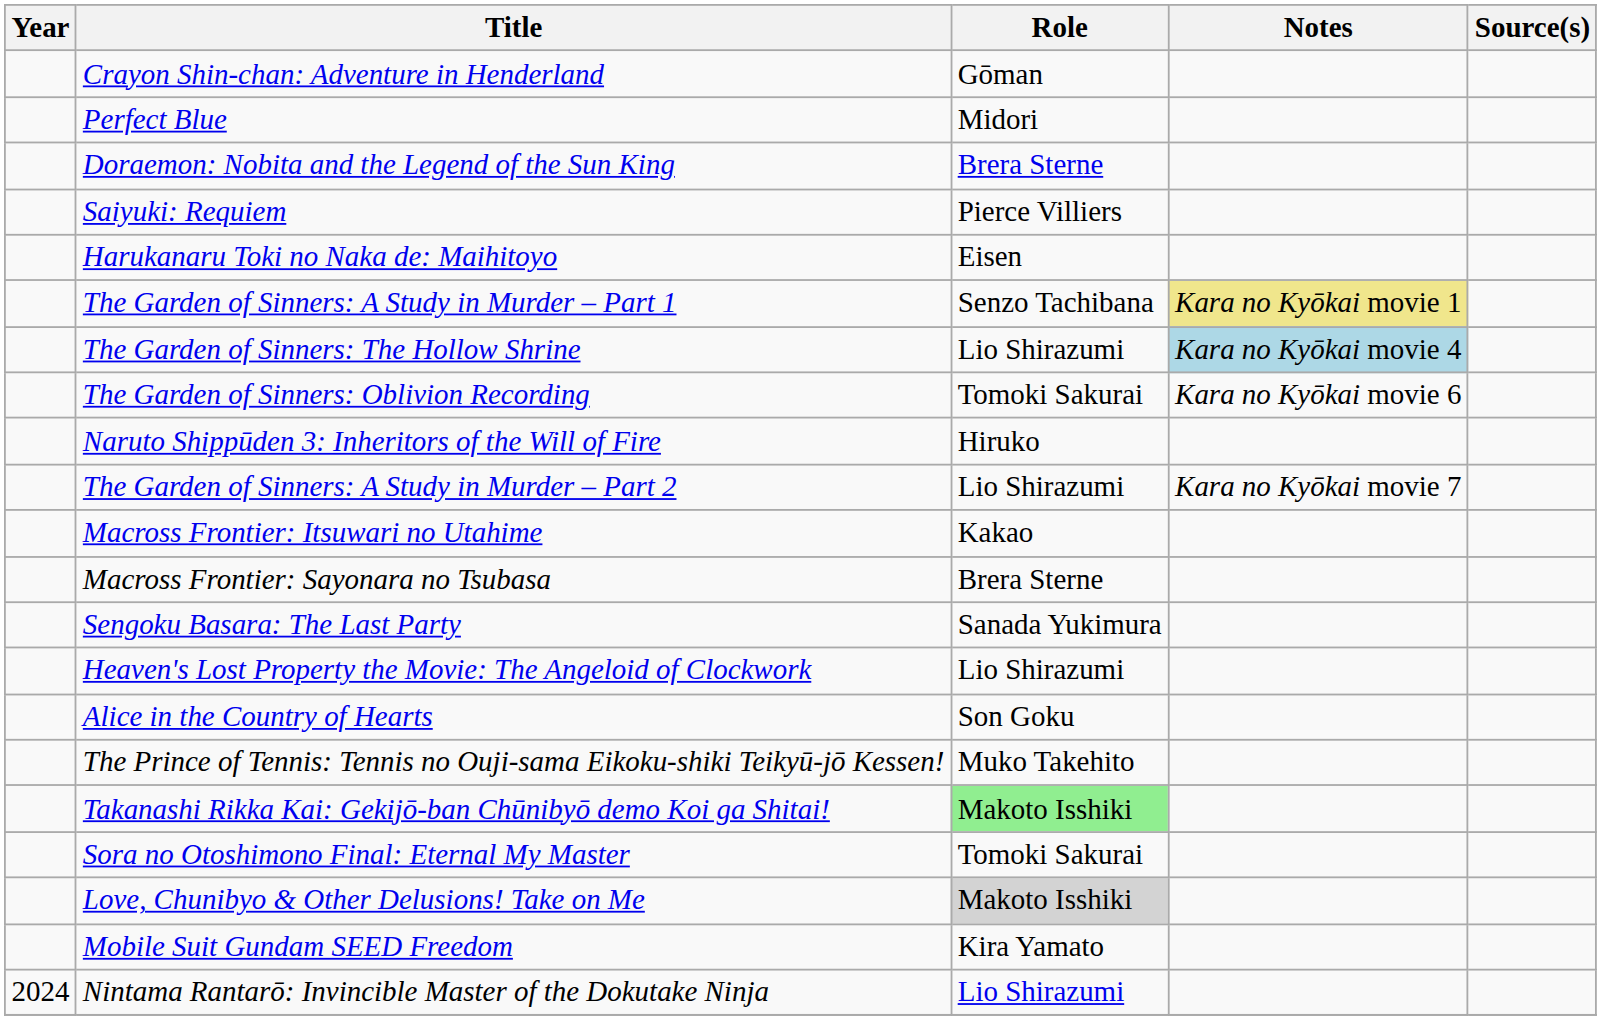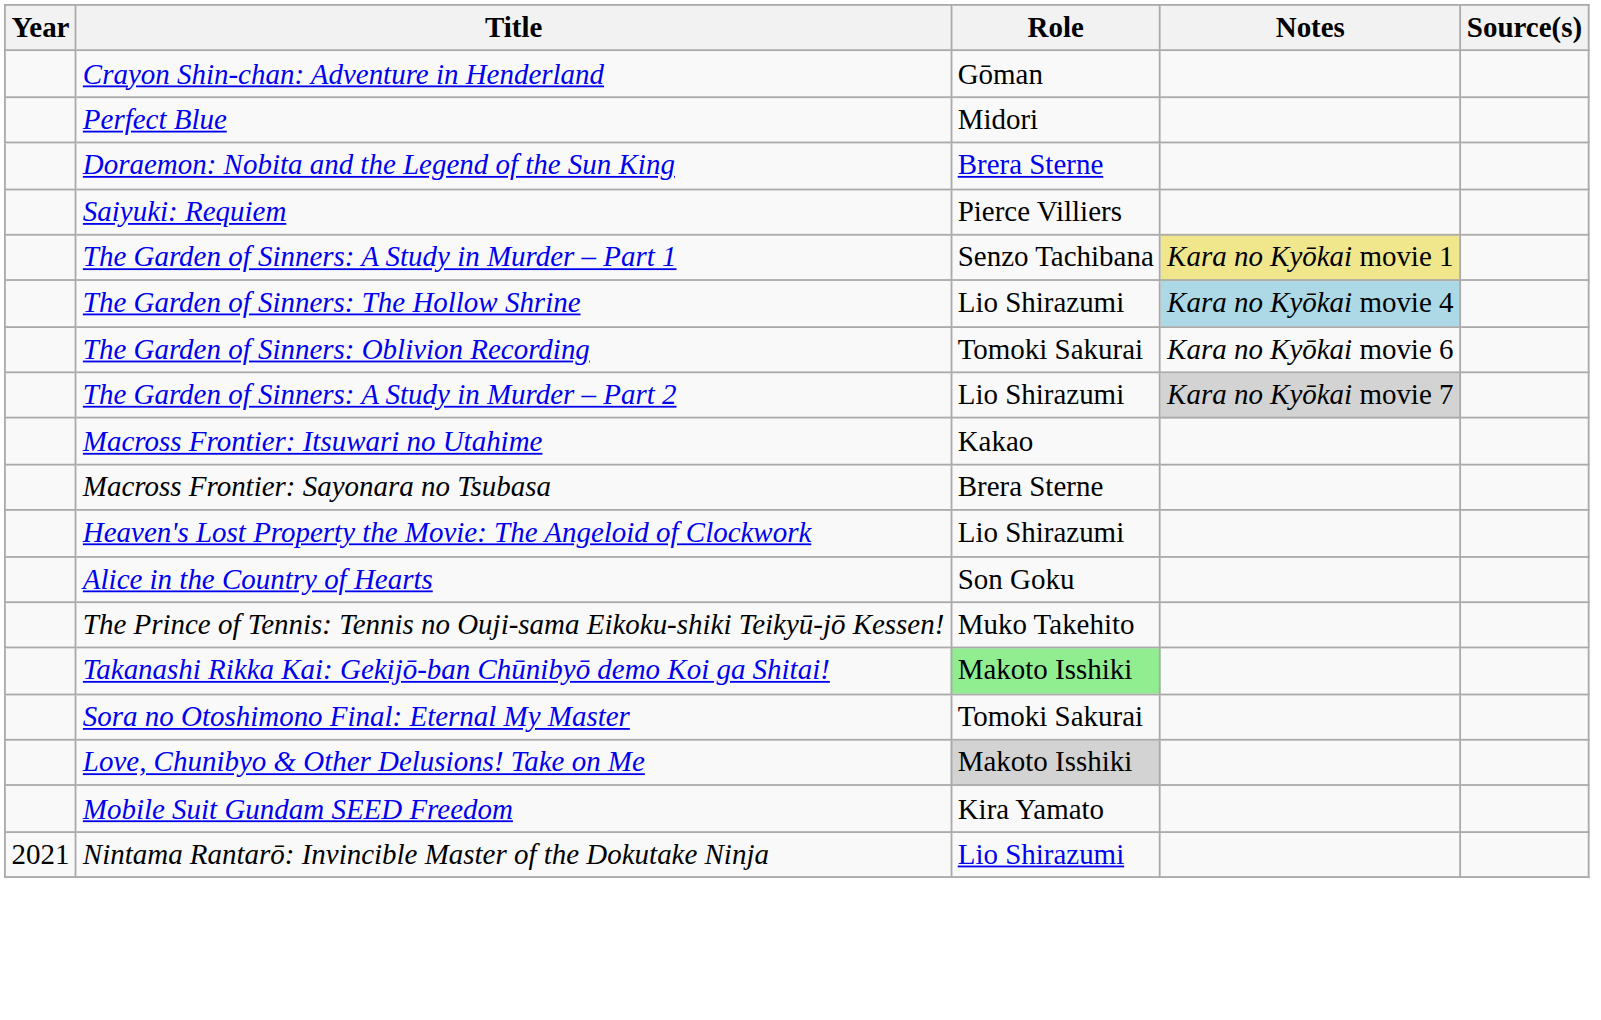- row: (320, 257)
- row: (372, 440)
(1318, 486) no background -> (1310, 394) lightgrey background
- row: (272, 624)
(41, 991) 2024 -> (41, 854) 2021
